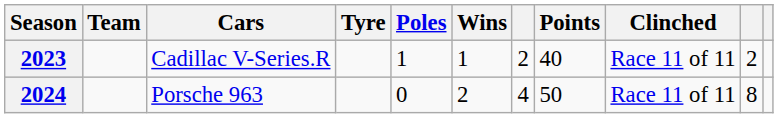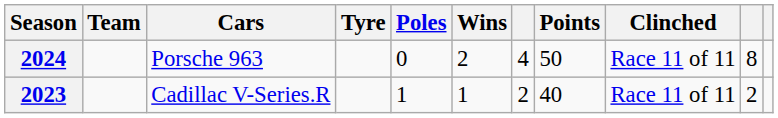rows swapped: (43, 58) <-> (43, 94)
